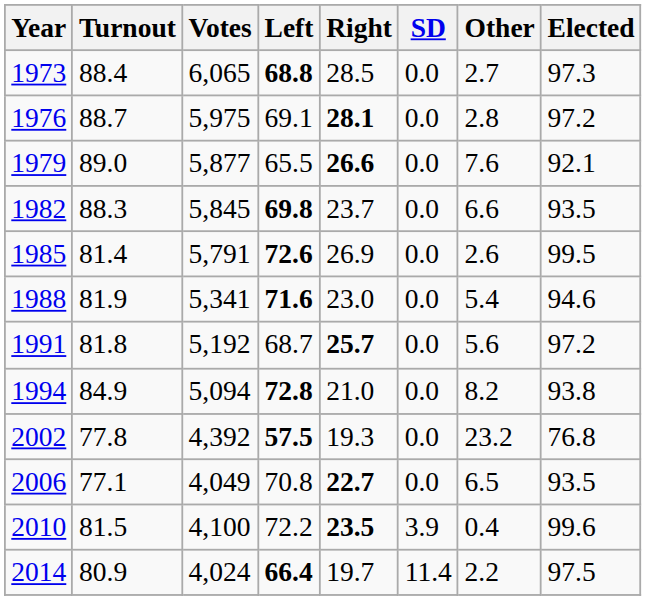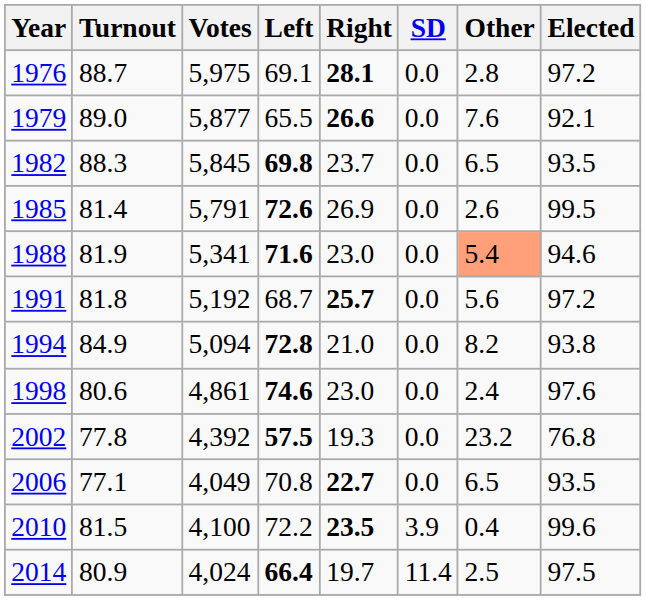- row: (39, 72)
(482, 208) 6.6 -> (482, 163) 6.5
(482, 299) no background -> (482, 254) lightsalmon background
+ row: (39, 390)
(482, 571) 2.2 -> (482, 571) 2.5
